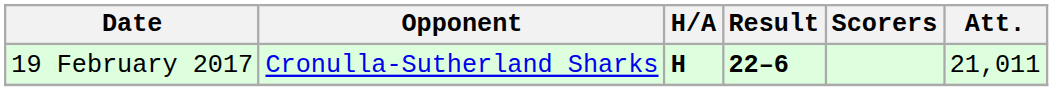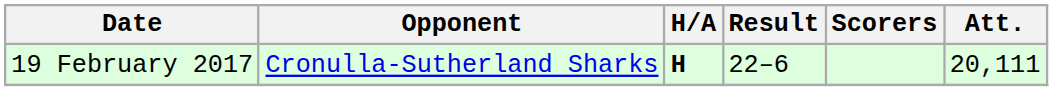(759, 65) bold -> (759, 65) normal
(995, 65) 21,011 -> (995, 65) 20,111
